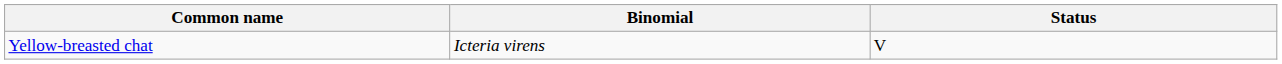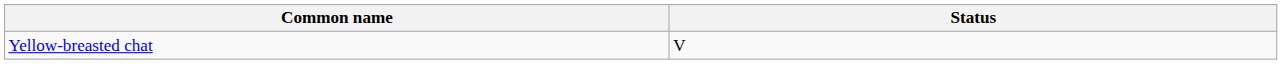- column: (660, 18)
